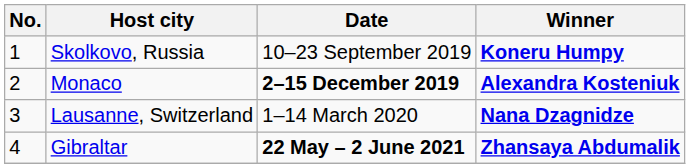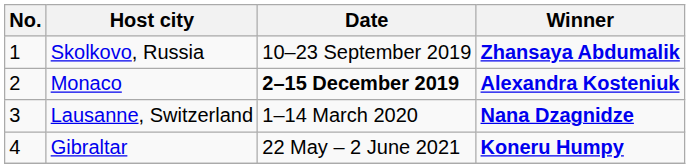(552, 52) Koneru Humpy -> (580, 52) Zhansaya Abdumalik
(363, 147) bold -> (361, 147) normal
(580, 147) Zhansaya Abdumalik -> (552, 147) Koneru Humpy
